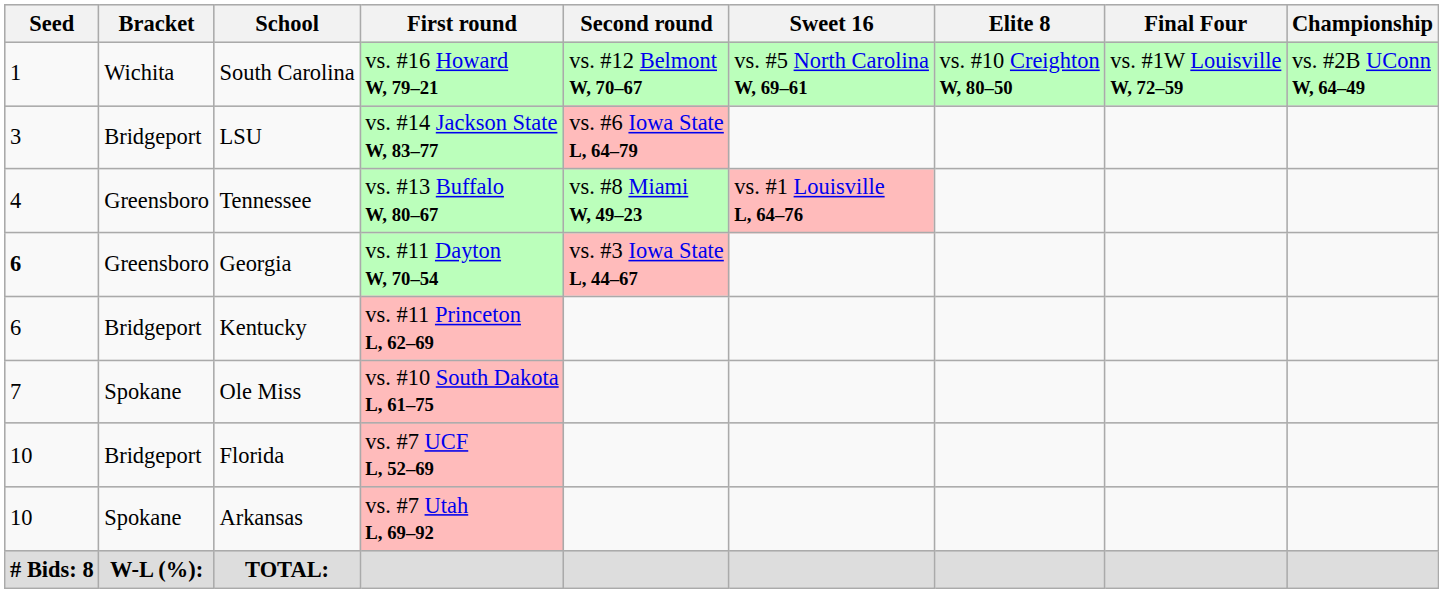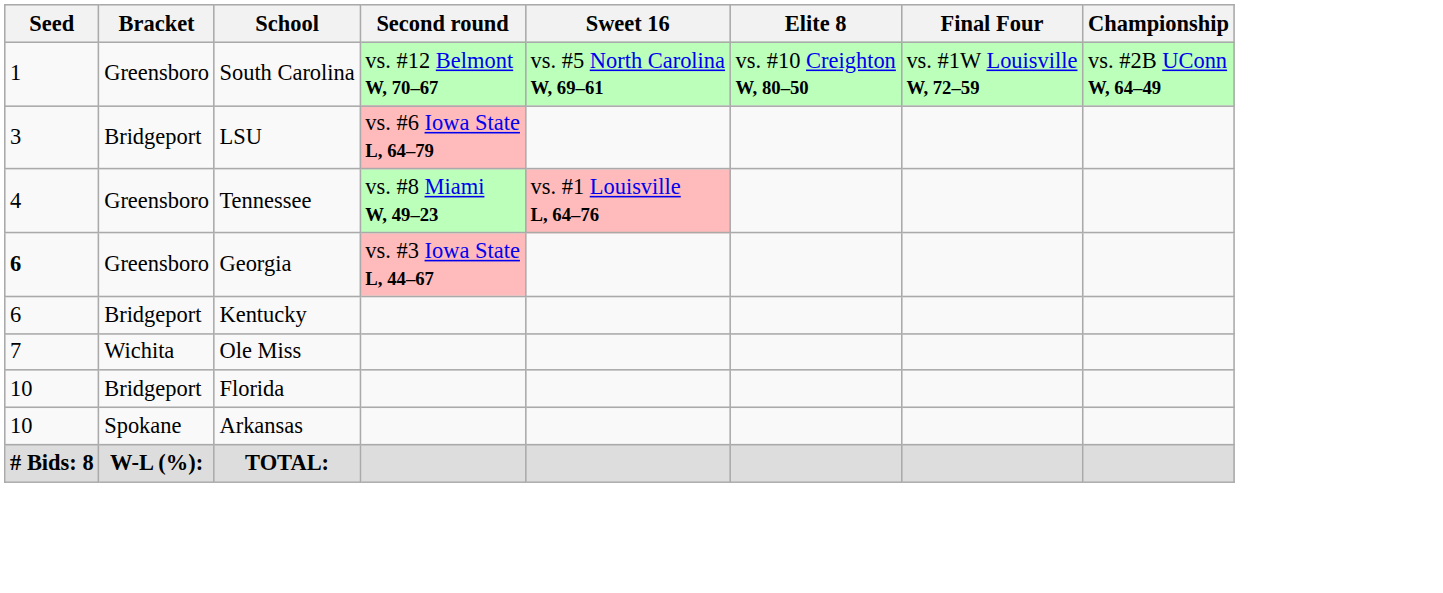- column: (462, 23)
(139, 73) Wichita -> (157, 73) Greensboro
(143, 391) Spokane -> (139, 351) Wichita
